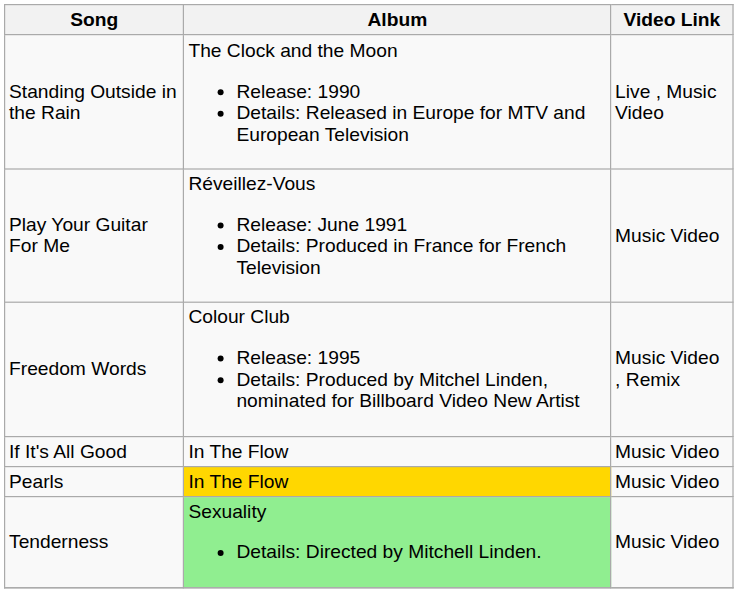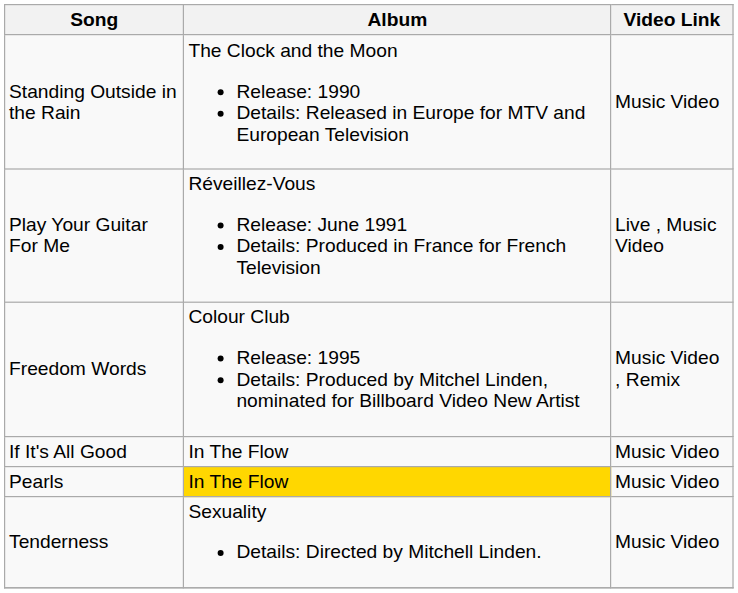(666, 101) Live , Music Video -> (667, 101) Music Video
(667, 235) Music Video -> (666, 235) Live , Music Video
(397, 533) lightgreen background -> (397, 533) no background
